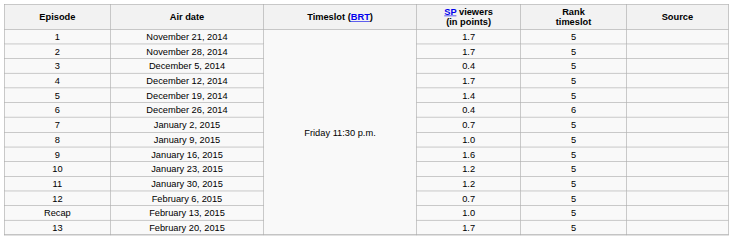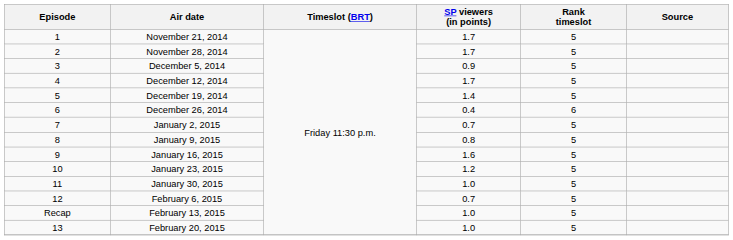(469, 66) 0.4 -> (469, 66) 0.9
(469, 140) 1.0 -> (469, 140) 0.8
(469, 184) 1.2 -> (469, 184) 1.0
(469, 228) 1.7 -> (469, 228) 1.0
